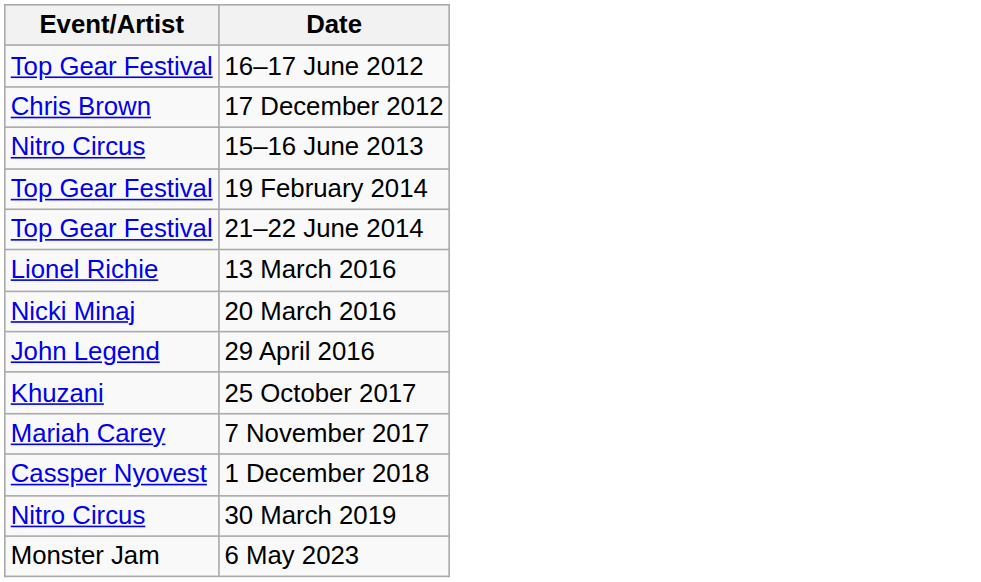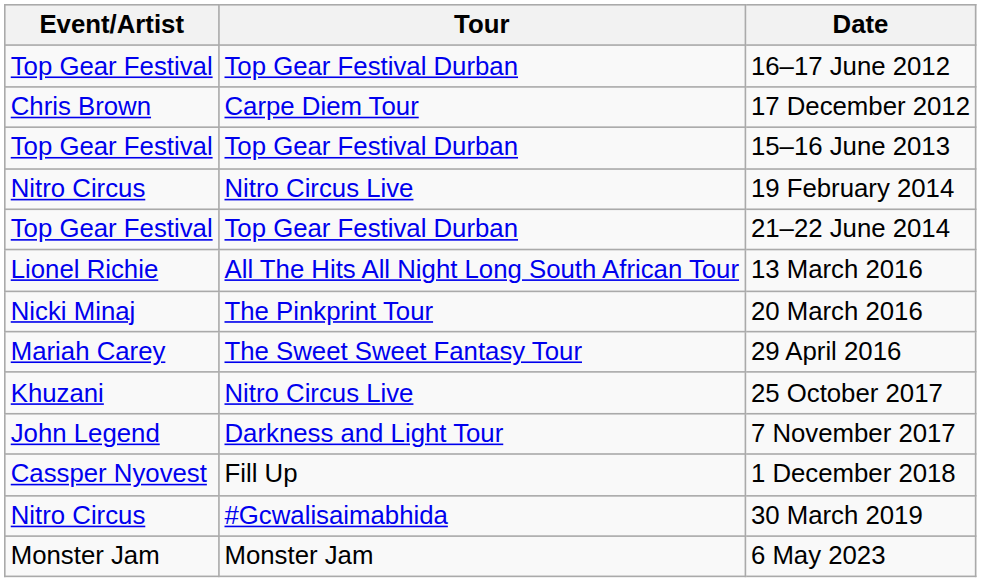+ column: (482, 24)
(78, 147) Nitro Circus -> (112, 147) Top Gear Festival
(112, 188) Top Gear Festival -> (78, 188) Nitro Circus
(85, 351) John Legend -> (88, 351) Mariah Carey
(88, 433) Mariah Carey -> (85, 433) John Legend
